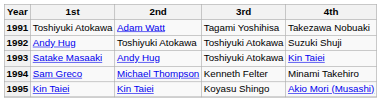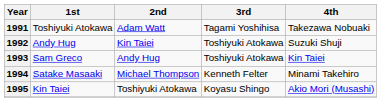(157, 43) Toshiyuki Atokawa -> (135, 43) Kin Taiei
(67, 58) Satake Masaaki -> (57, 58) Sam Greco
(57, 74) Sam Greco -> (67, 74) Satake Masaaki
(135, 89) Kin Taiei -> (157, 89) Toshiyuki Atokawa
